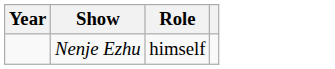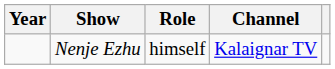+ column: (266, 19)
